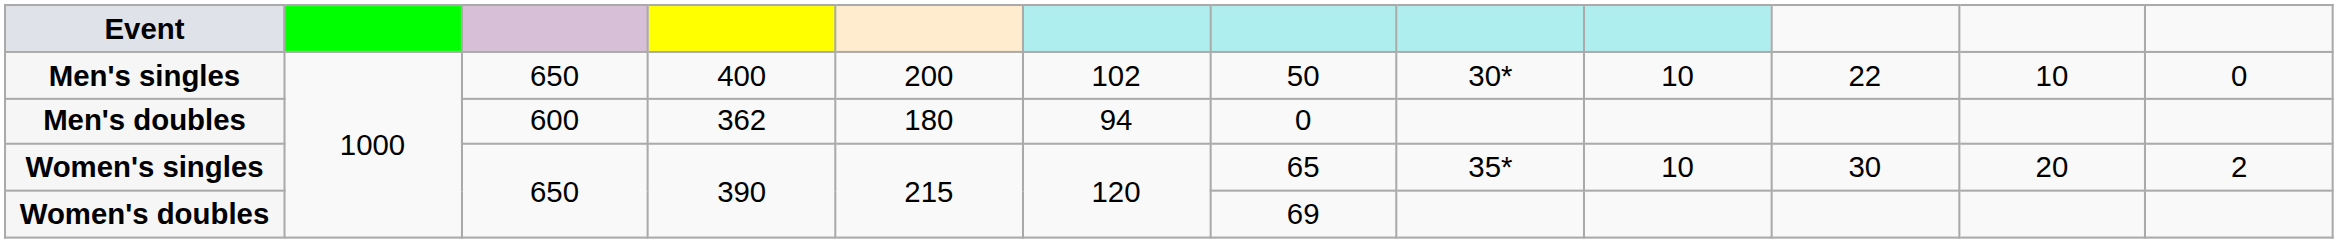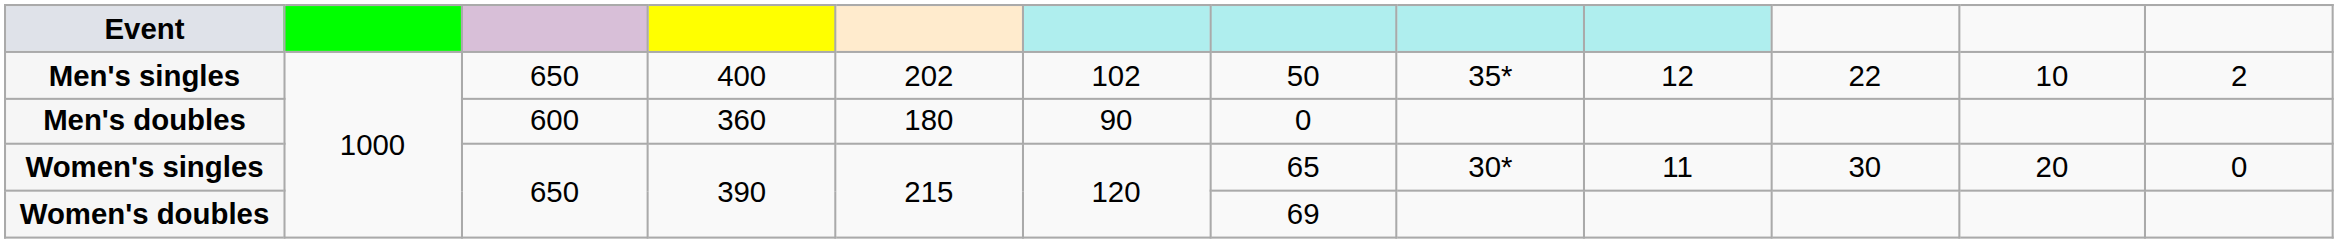(929, 75) 200 -> (929, 75) 202
(1490, 75) 30* -> (1490, 75) 35*
(1678, 75) 10 -> (1678, 75) 12
(2239, 75) 0 -> (2239, 75) 2
(742, 121) 362 -> (742, 121) 360
(1116, 121) 94 -> (1116, 121) 90
(1490, 168) 35* -> (1490, 168) 30*
(1678, 168) 10 -> (1678, 168) 11
(2239, 168) 2 -> (2239, 168) 0
